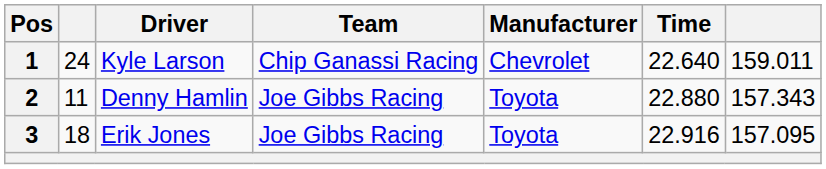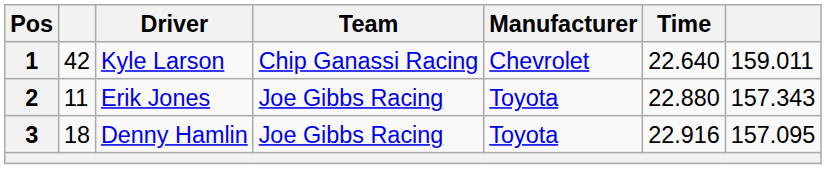(77, 61) 24 -> (77, 61) 42
(174, 98) Denny Hamlin -> (155, 98) Erik Jones
(155, 135) Erik Jones -> (174, 135) Denny Hamlin
